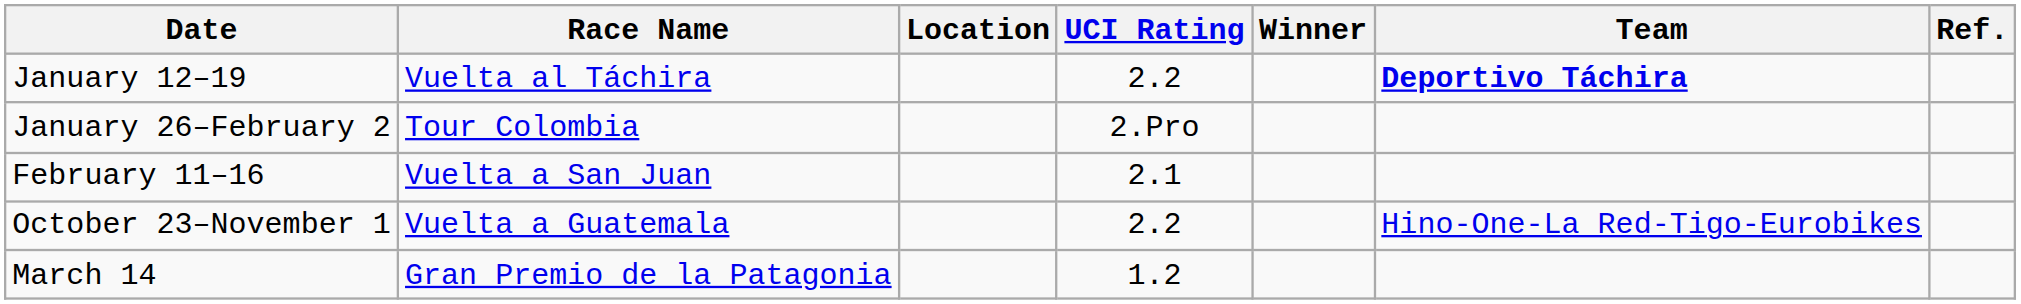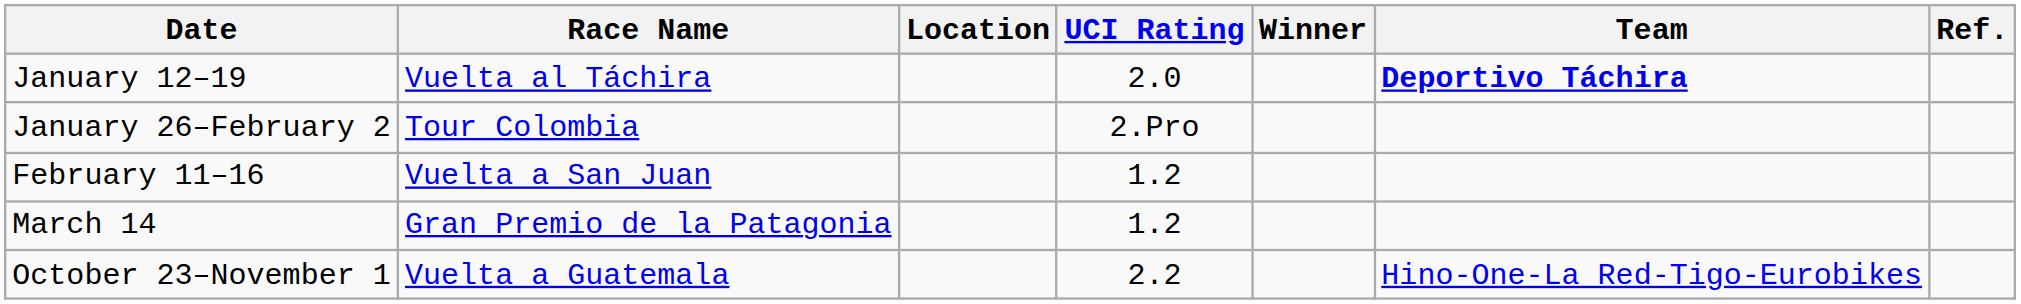(1154, 79) 2.2 -> (1154, 79) 2.0
(1154, 176) 2.1 -> (1154, 176) 1.2
rows swapped: (84, 274) <-> (202, 225)
